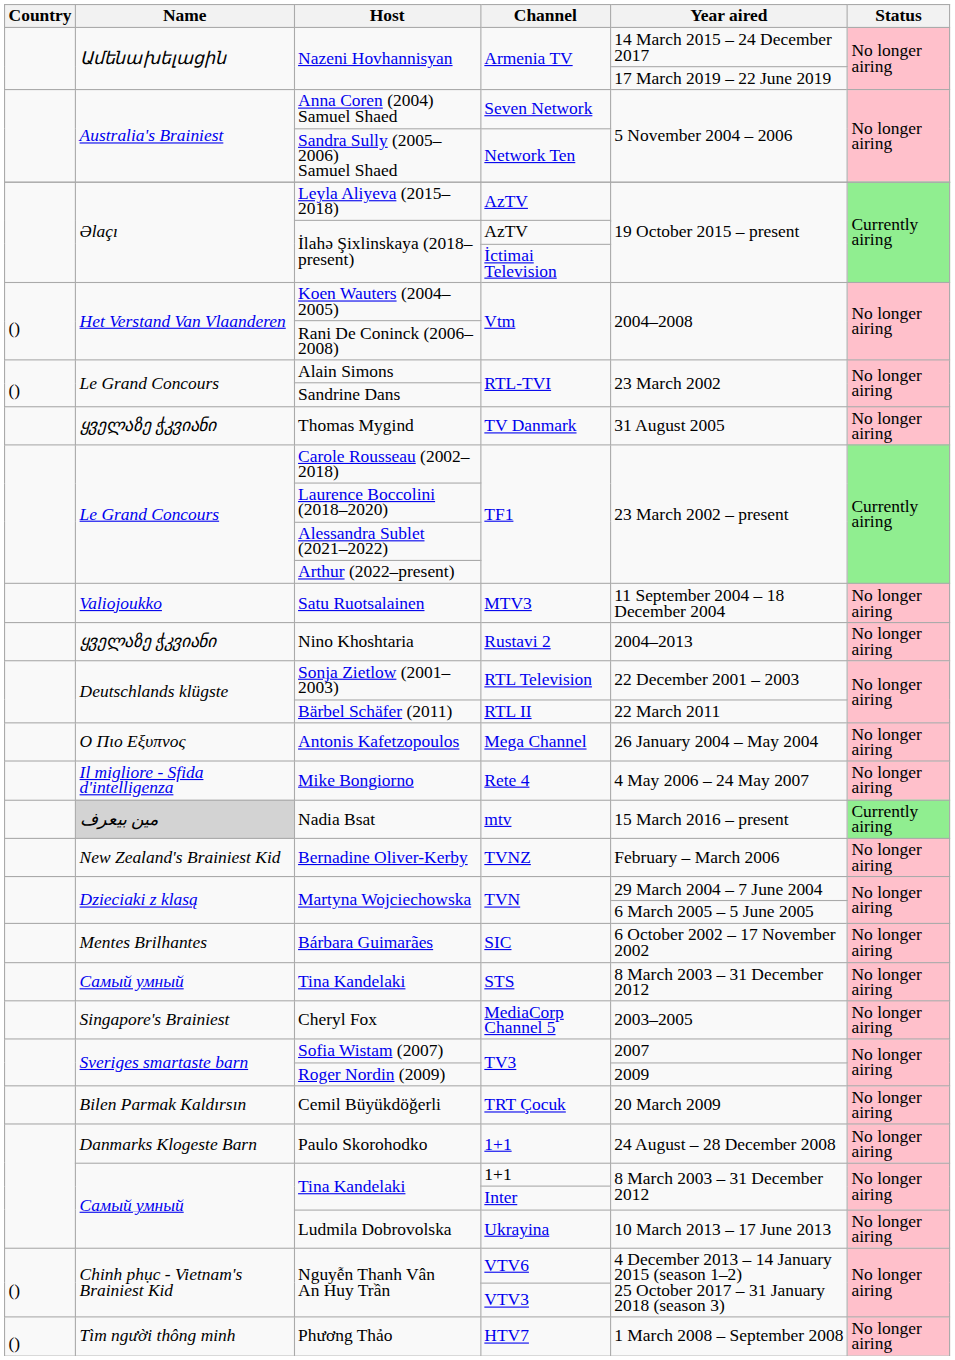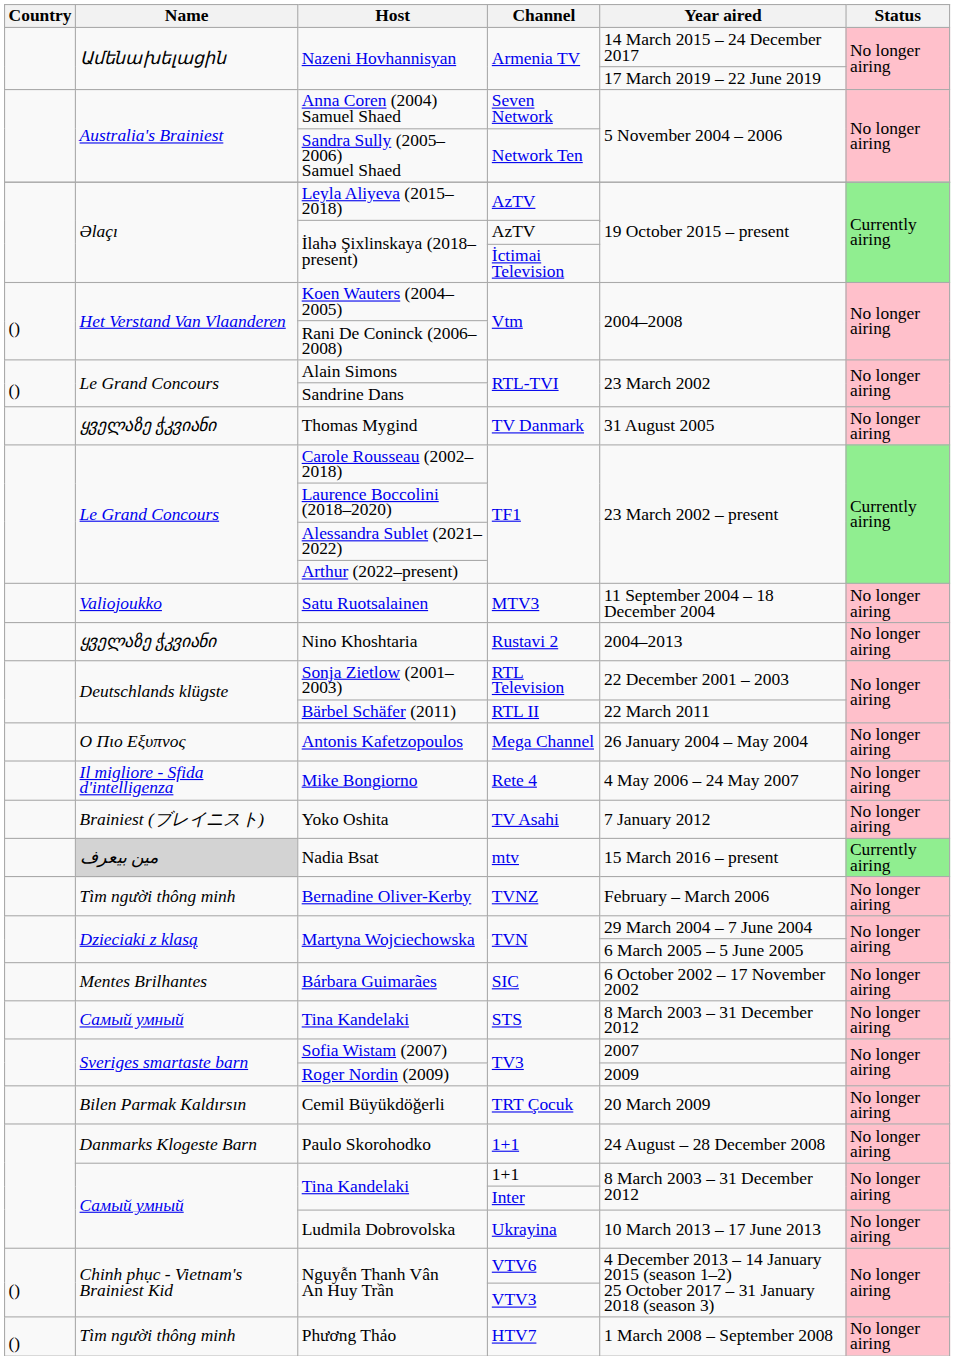+ row: (345, 819)
(180, 857) New Zealand's Brainiest Kid -> (158, 896) Tìm người thông minh
- row: (338, 1019)
